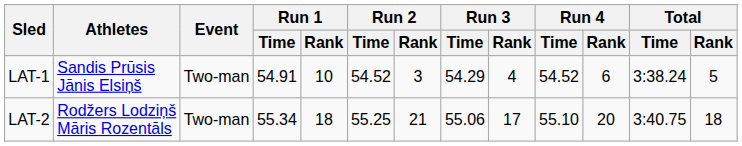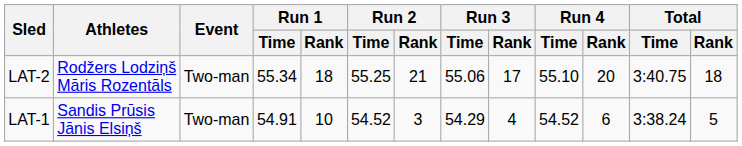rows swapped: (29, 77) <-> (29, 120)
